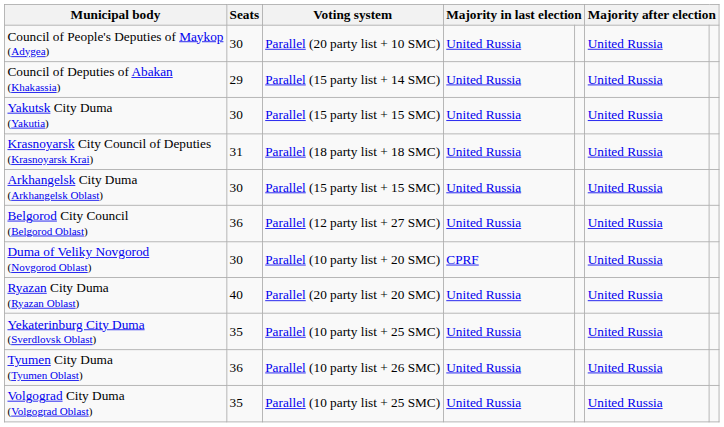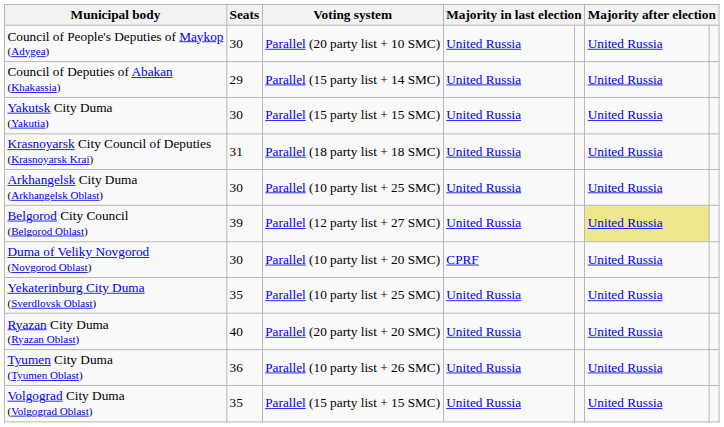(353, 187) Parallel (15 party list + 15 SMC) -> (353, 187) Parallel (10 party list + 25 SMC)
(236, 223) 36 -> (236, 223) 39
(625, 223) no background -> (625, 223) khaki background
rows swapped: (58, 295) <-> (76, 331)
(353, 403) Parallel (10 party list + 25 SMC) -> (353, 403) Parallel (15 party list + 15 SMC)
